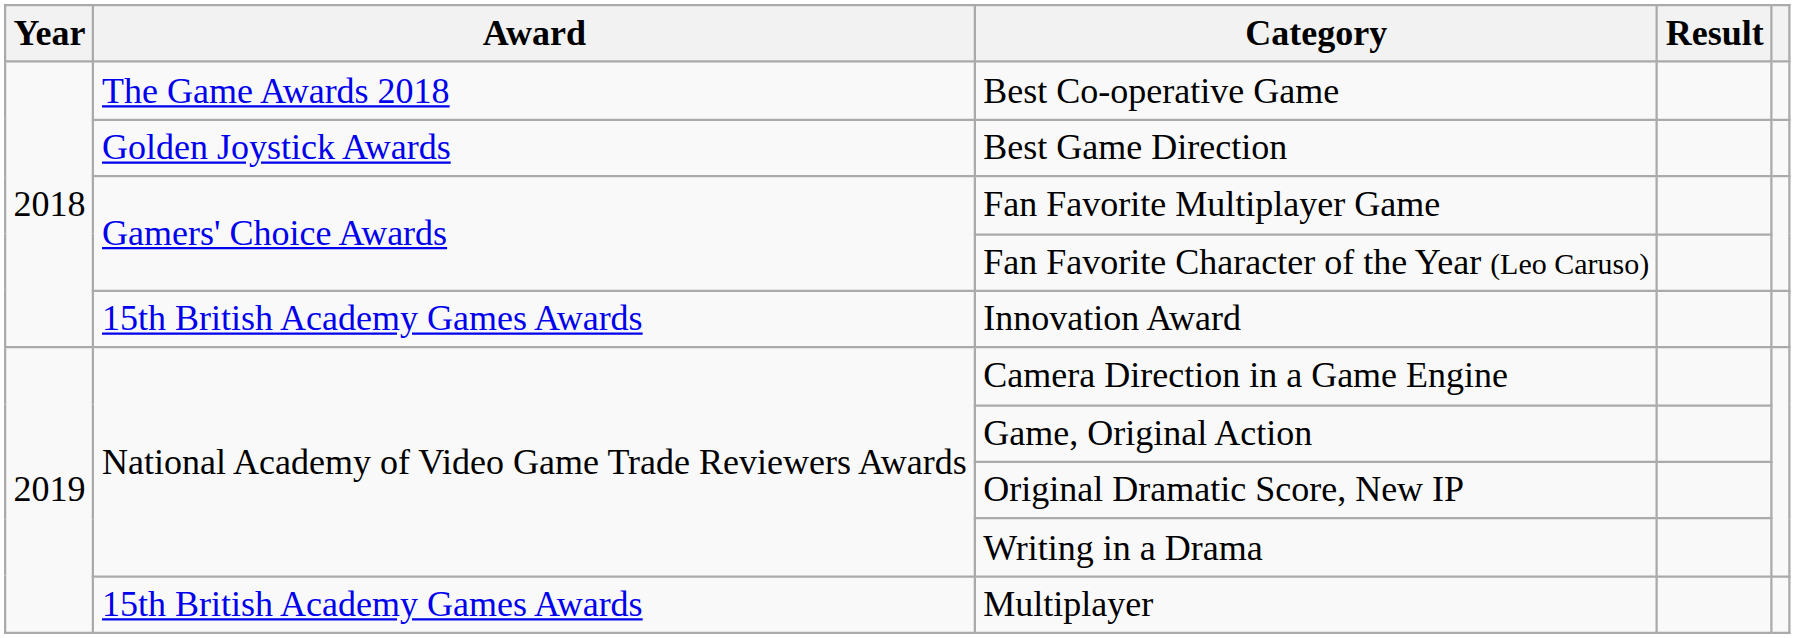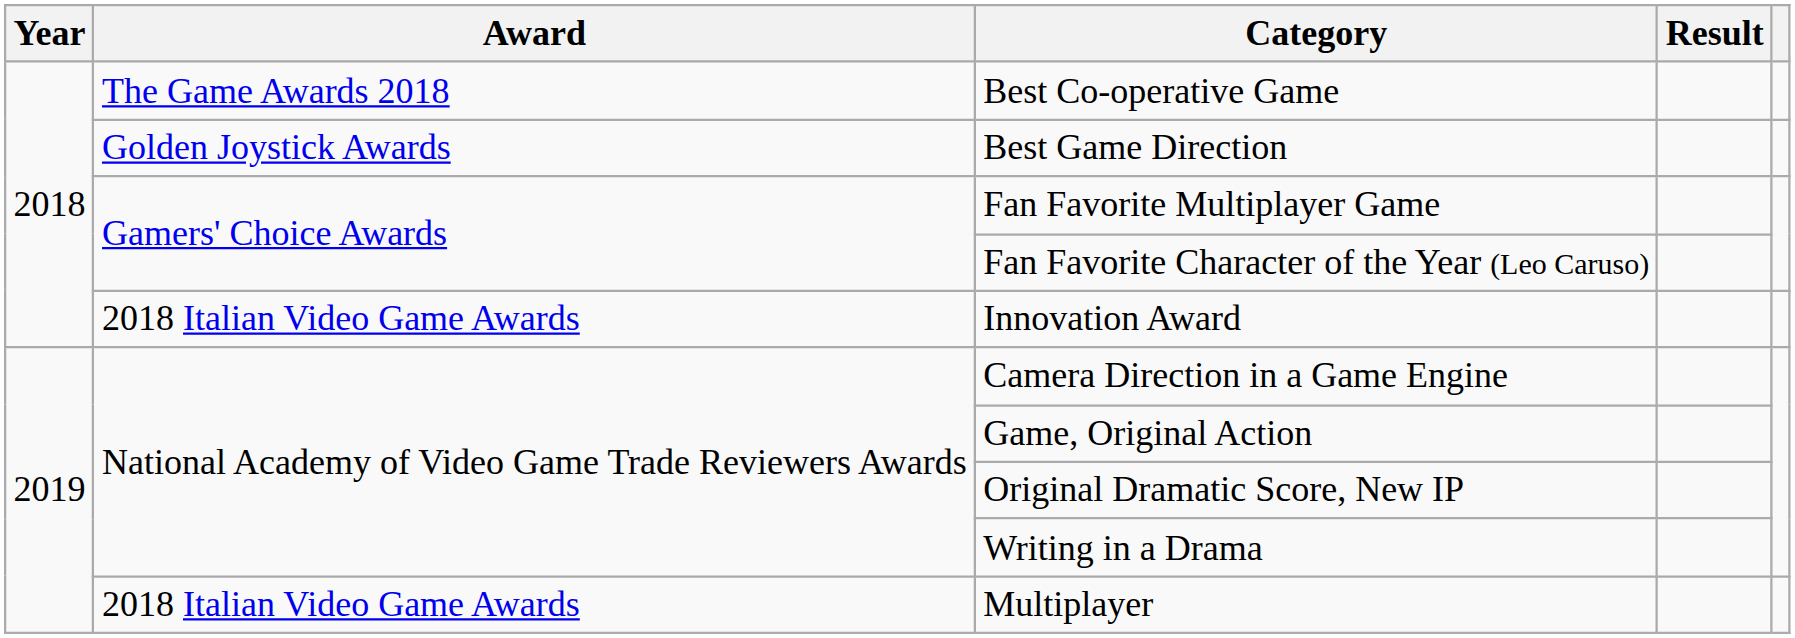(372, 318) 15th British Academy Games Awards -> (341, 318) 2018 Italian Video Game Awards
(372, 603) 15th British Academy Games Awards -> (341, 603) 2018 Italian Video Game Awards
